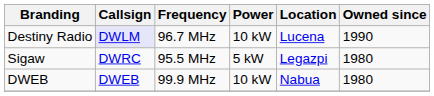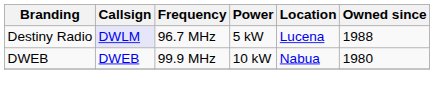(252, 36) 10 kW -> (248, 36) 5 kW
(358, 36) 1990 -> (358, 36) 1988
- row: (26, 58)
